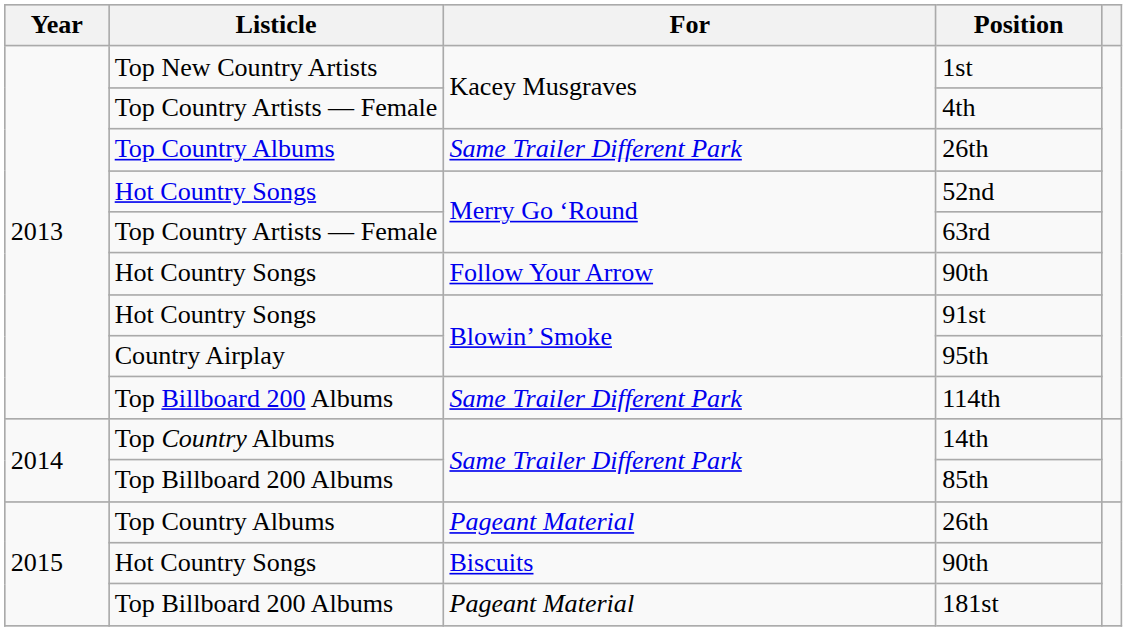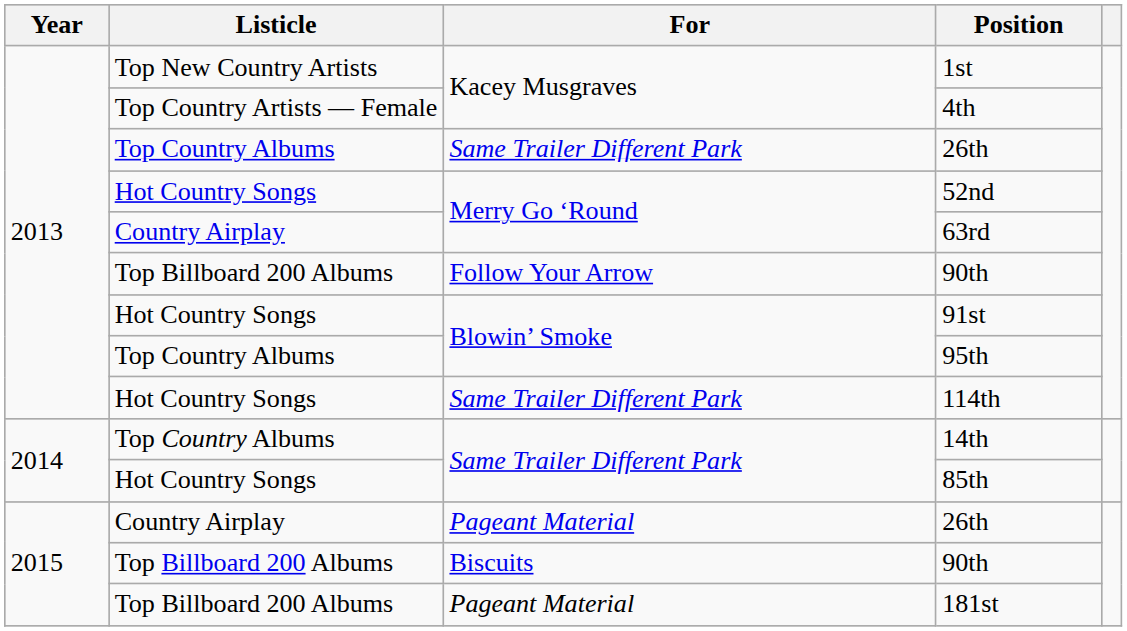(276, 231) Top Country Artists — Female -> (200, 231) Country Airplay
(215, 273) Hot Country Songs -> (254, 273) Top Billboard 200 Albums
(200, 356) Country Airplay -> (225, 356) Top Country Albums
(254, 397) Top Billboard 200 Albums -> (215, 397) Hot Country Songs
(254, 480) Top Billboard 200 Albums -> (215, 480) Hot Country Songs
(225, 521) Top Country Albums -> (200, 521) Country Airplay
(215, 562) Hot Country Songs -> (254, 562) Top Billboard 200 Albums
